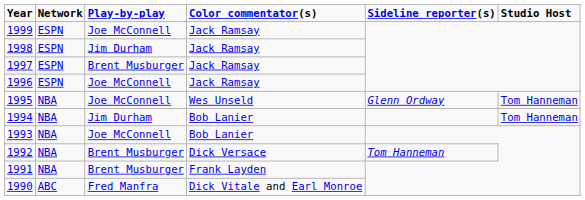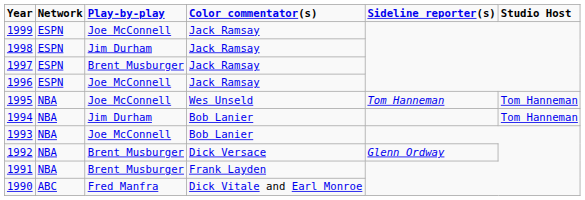(406, 100) Glenn Ordway -> (406, 100) Tom Hanneman
(406, 152) Tom Hanneman -> (406, 152) Glenn Ordway
